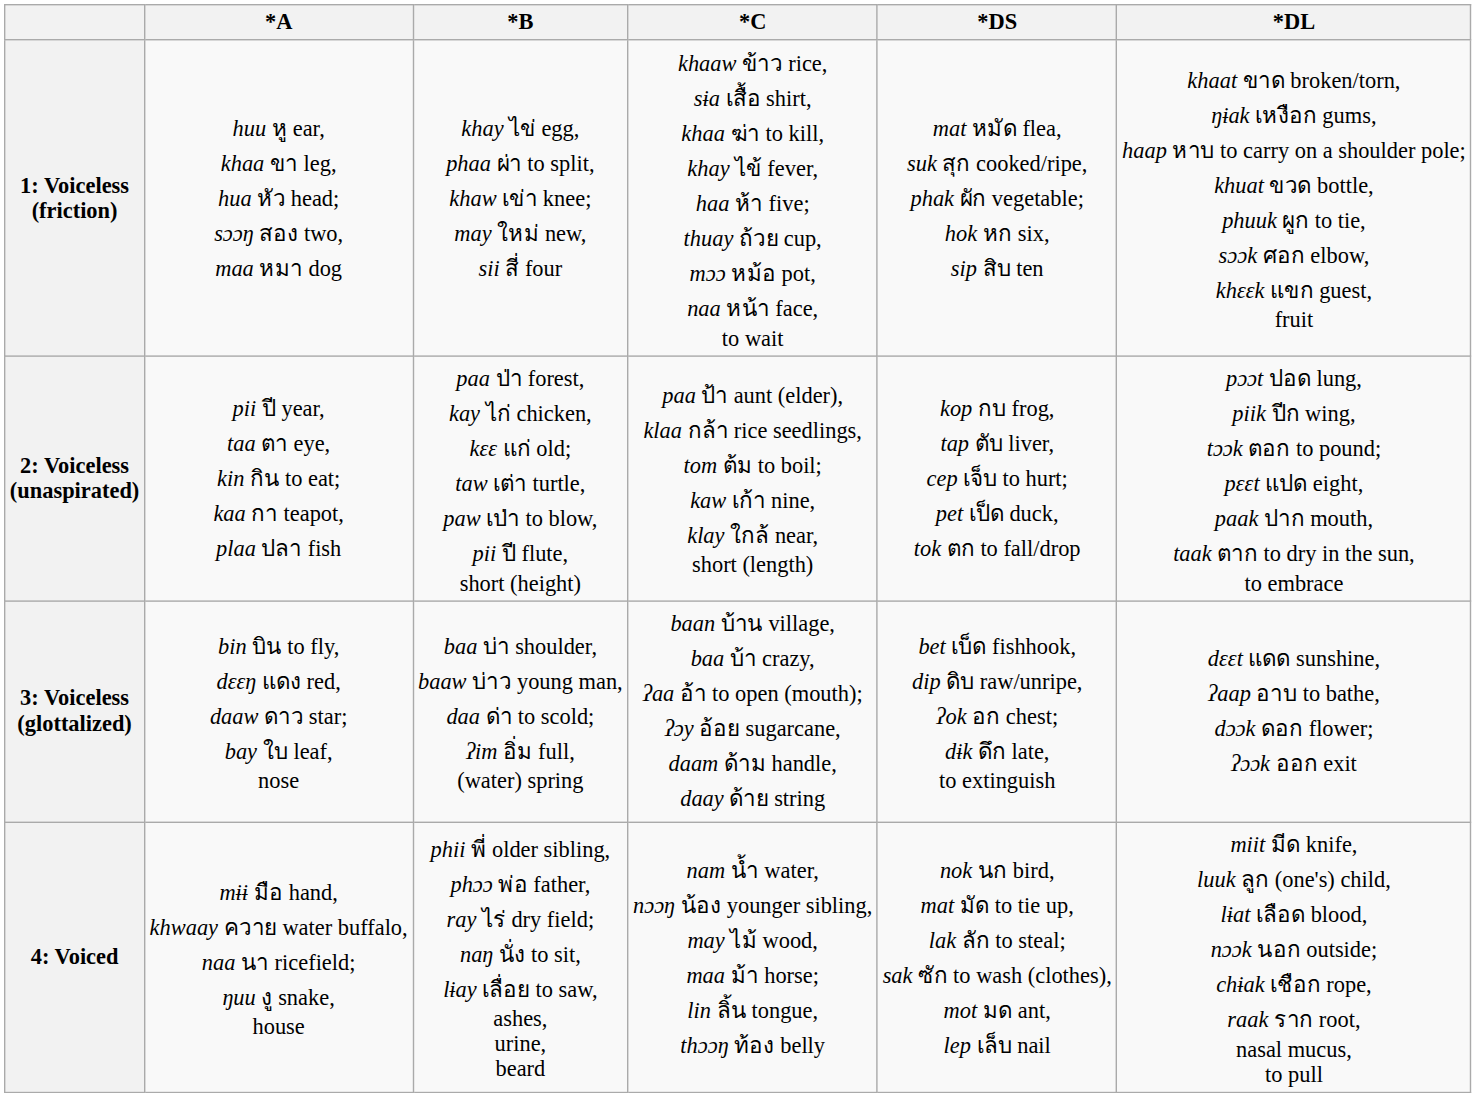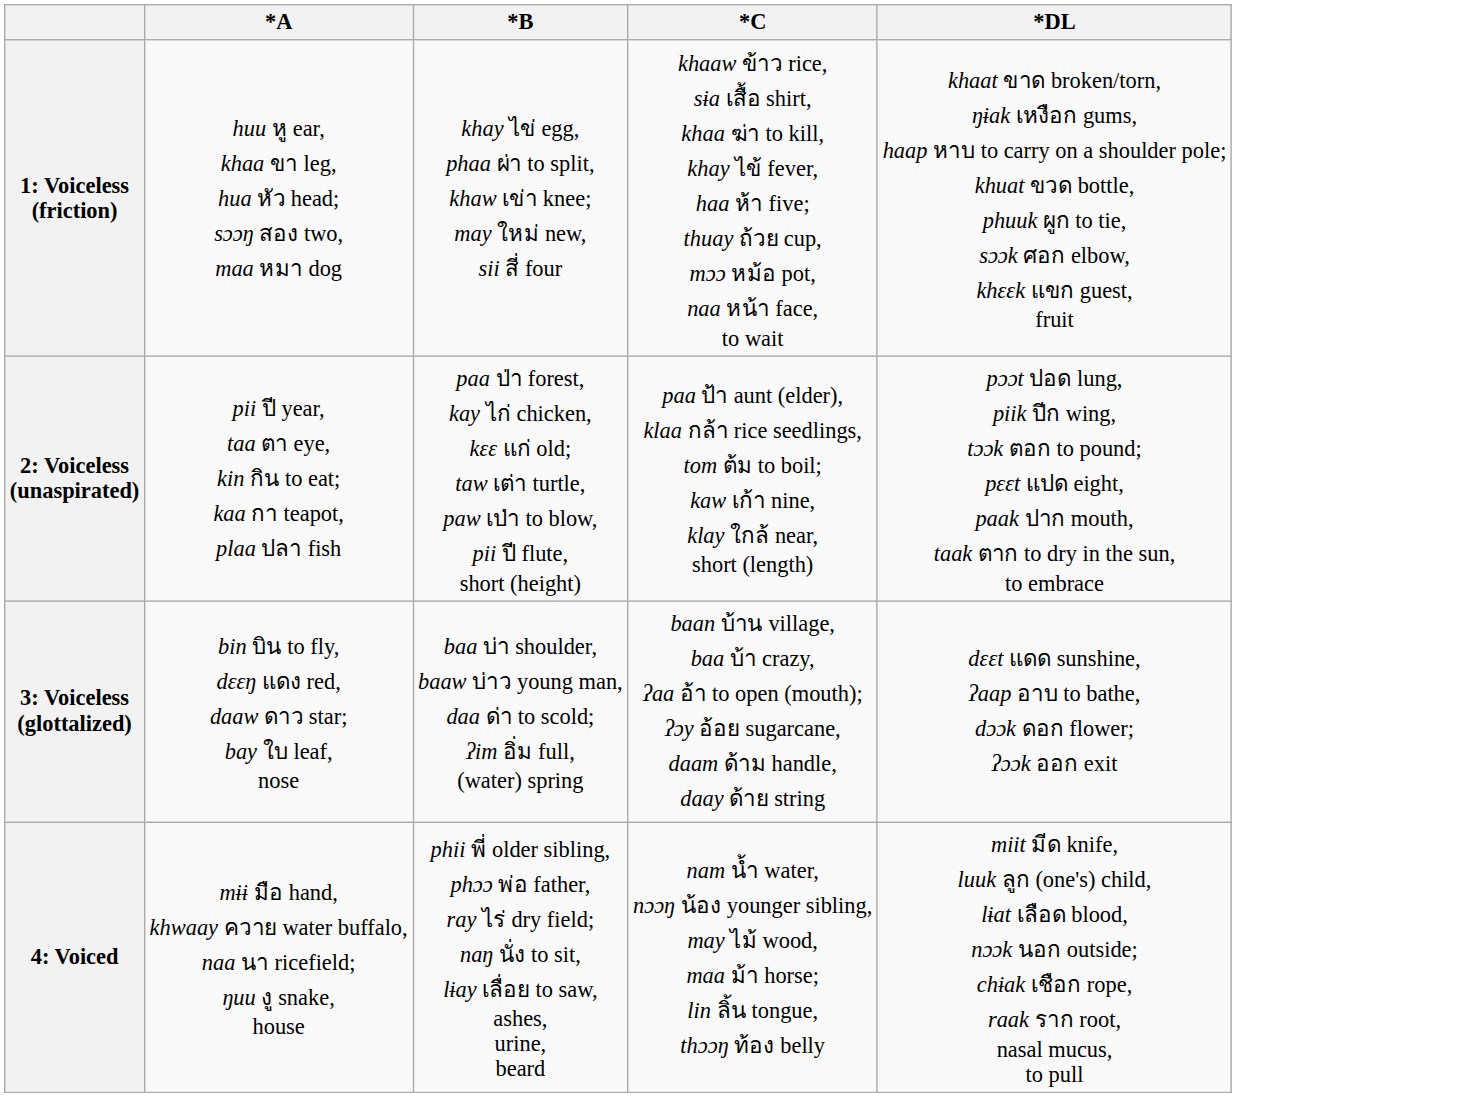- column: (997, 22)
